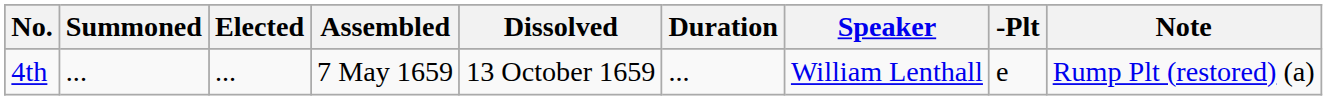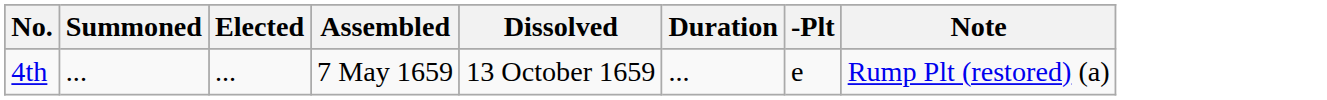- column: (887, 26)
